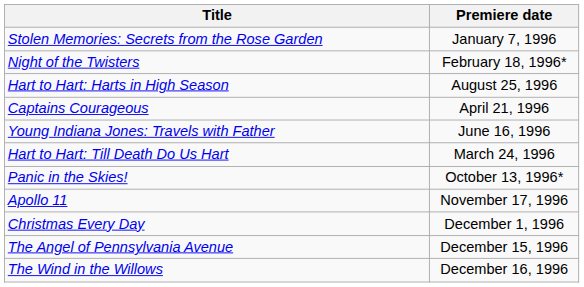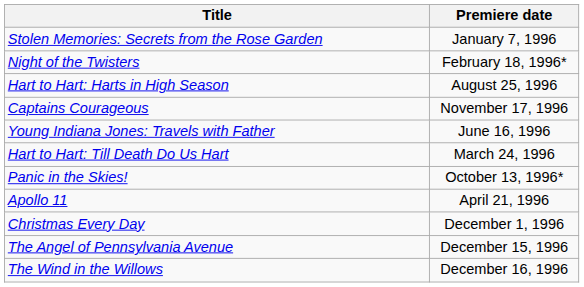(504, 108) April 21, 1996 -> (504, 108) November 17, 1996
(504, 200) November 17, 1996 -> (504, 200) April 21, 1996
